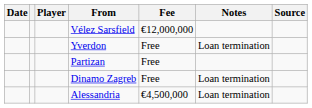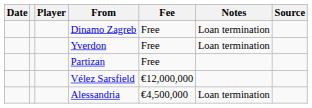rows swapped: (104, 78) <-> (103, 29)
